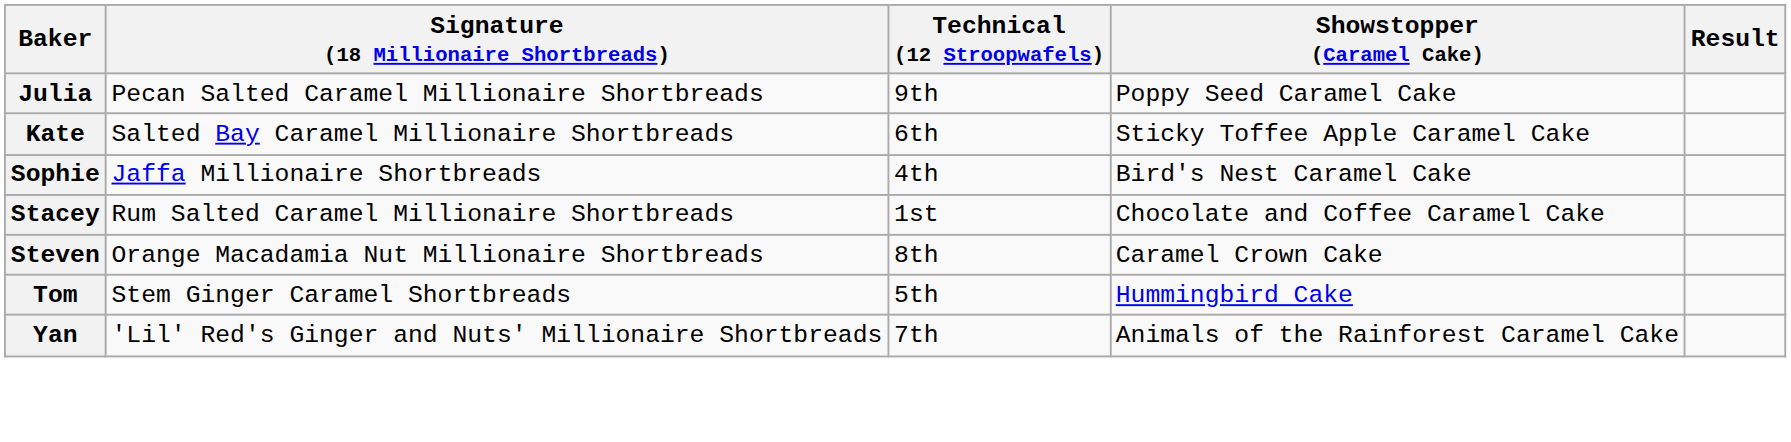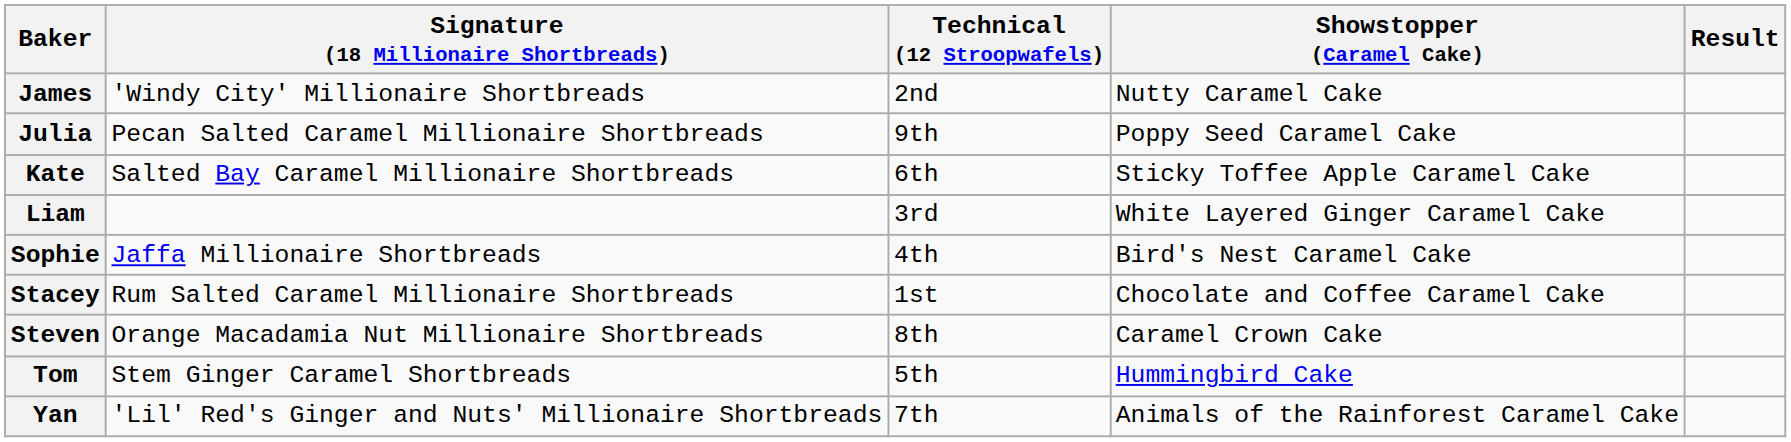+ row: (55, 94)
+ row: (55, 215)
